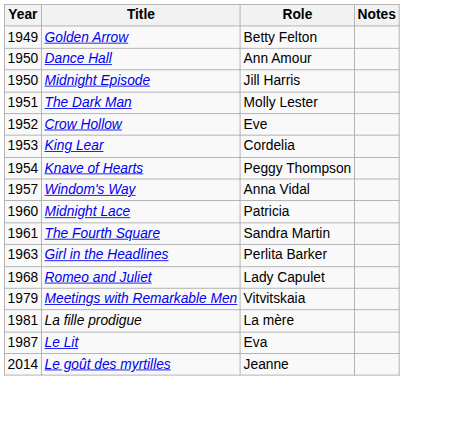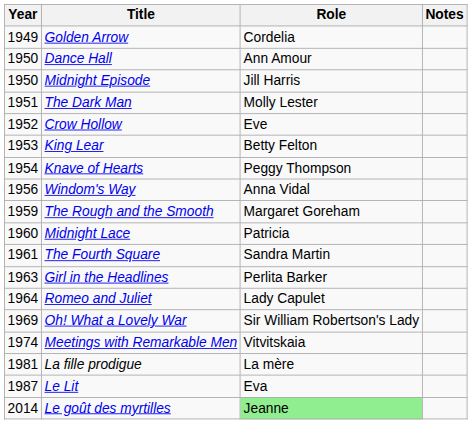(280, 37) Betty Felton -> (269, 37) Cordelia
(269, 146) Cordelia -> (280, 146) Betty Felton
(23, 189) 1957 -> (23, 189) 1956
+ row: (129, 211)
(23, 277) 1968 -> (23, 299) 1964
+ row: (116, 320)
(23, 299) 1979 -> (23, 342) 1974
(266, 364) no background -> (266, 408) lightgreen background
